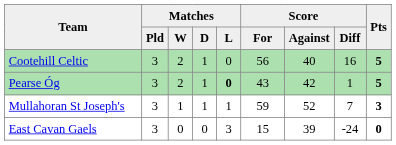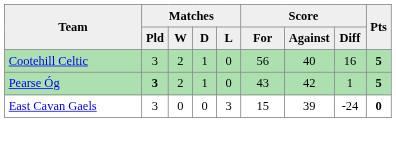(155, 83) normal -> (155, 83) bold
(229, 83) bold -> (229, 83) normal
- row: (67, 106)
